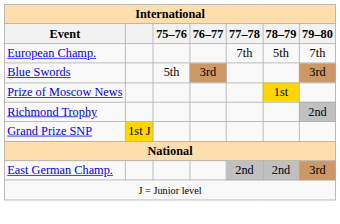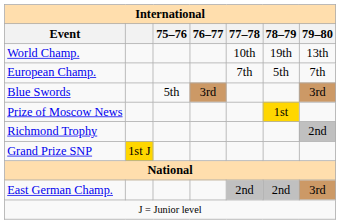+ row: (43, 53)
